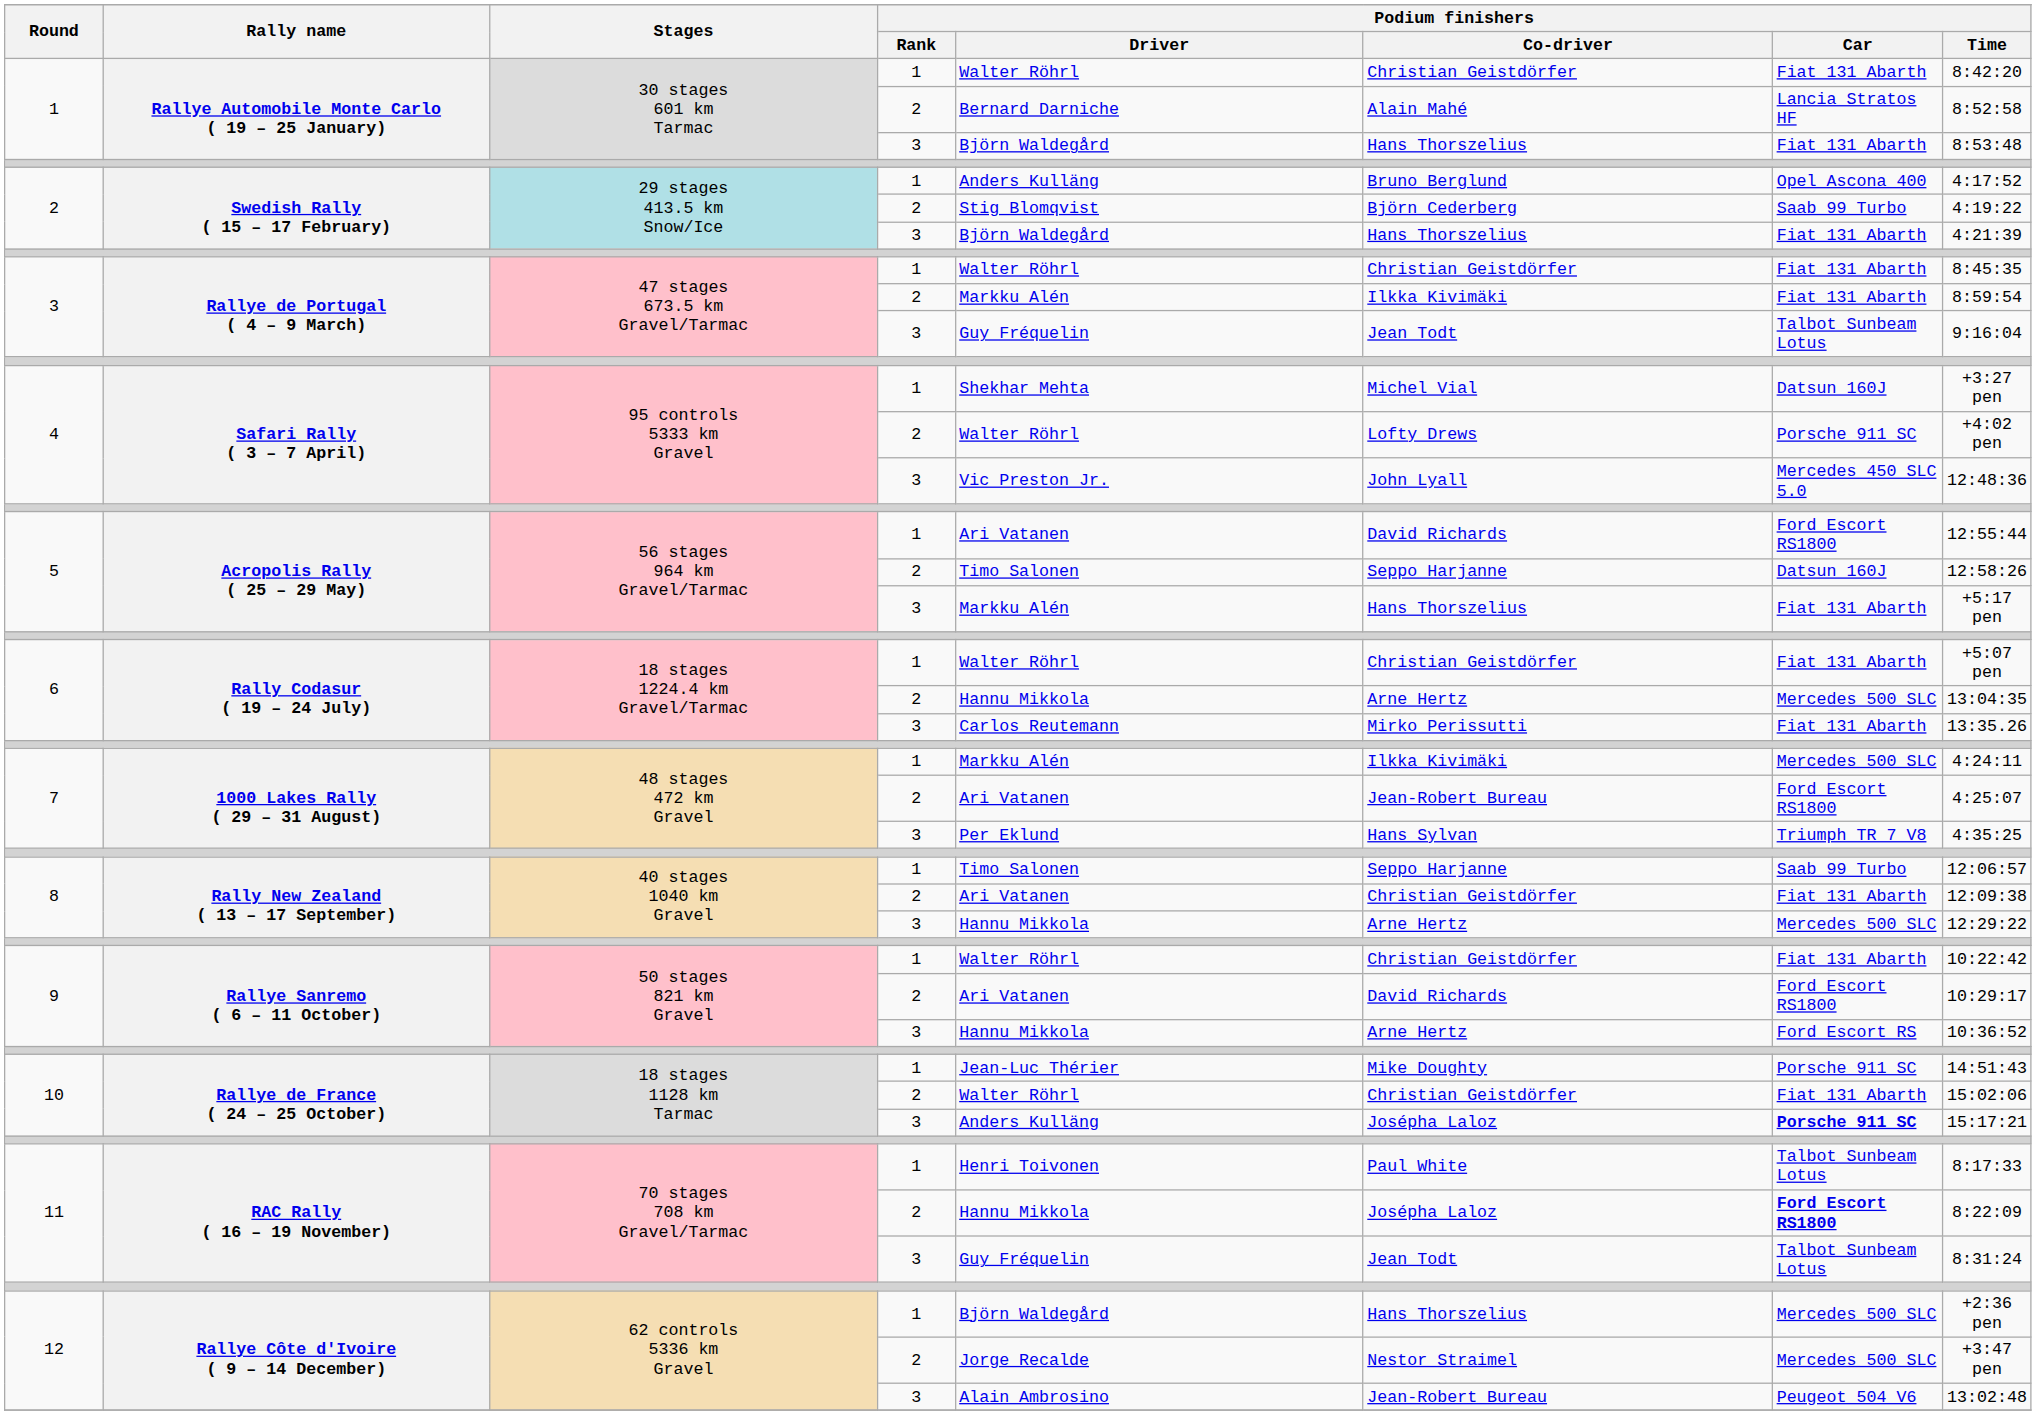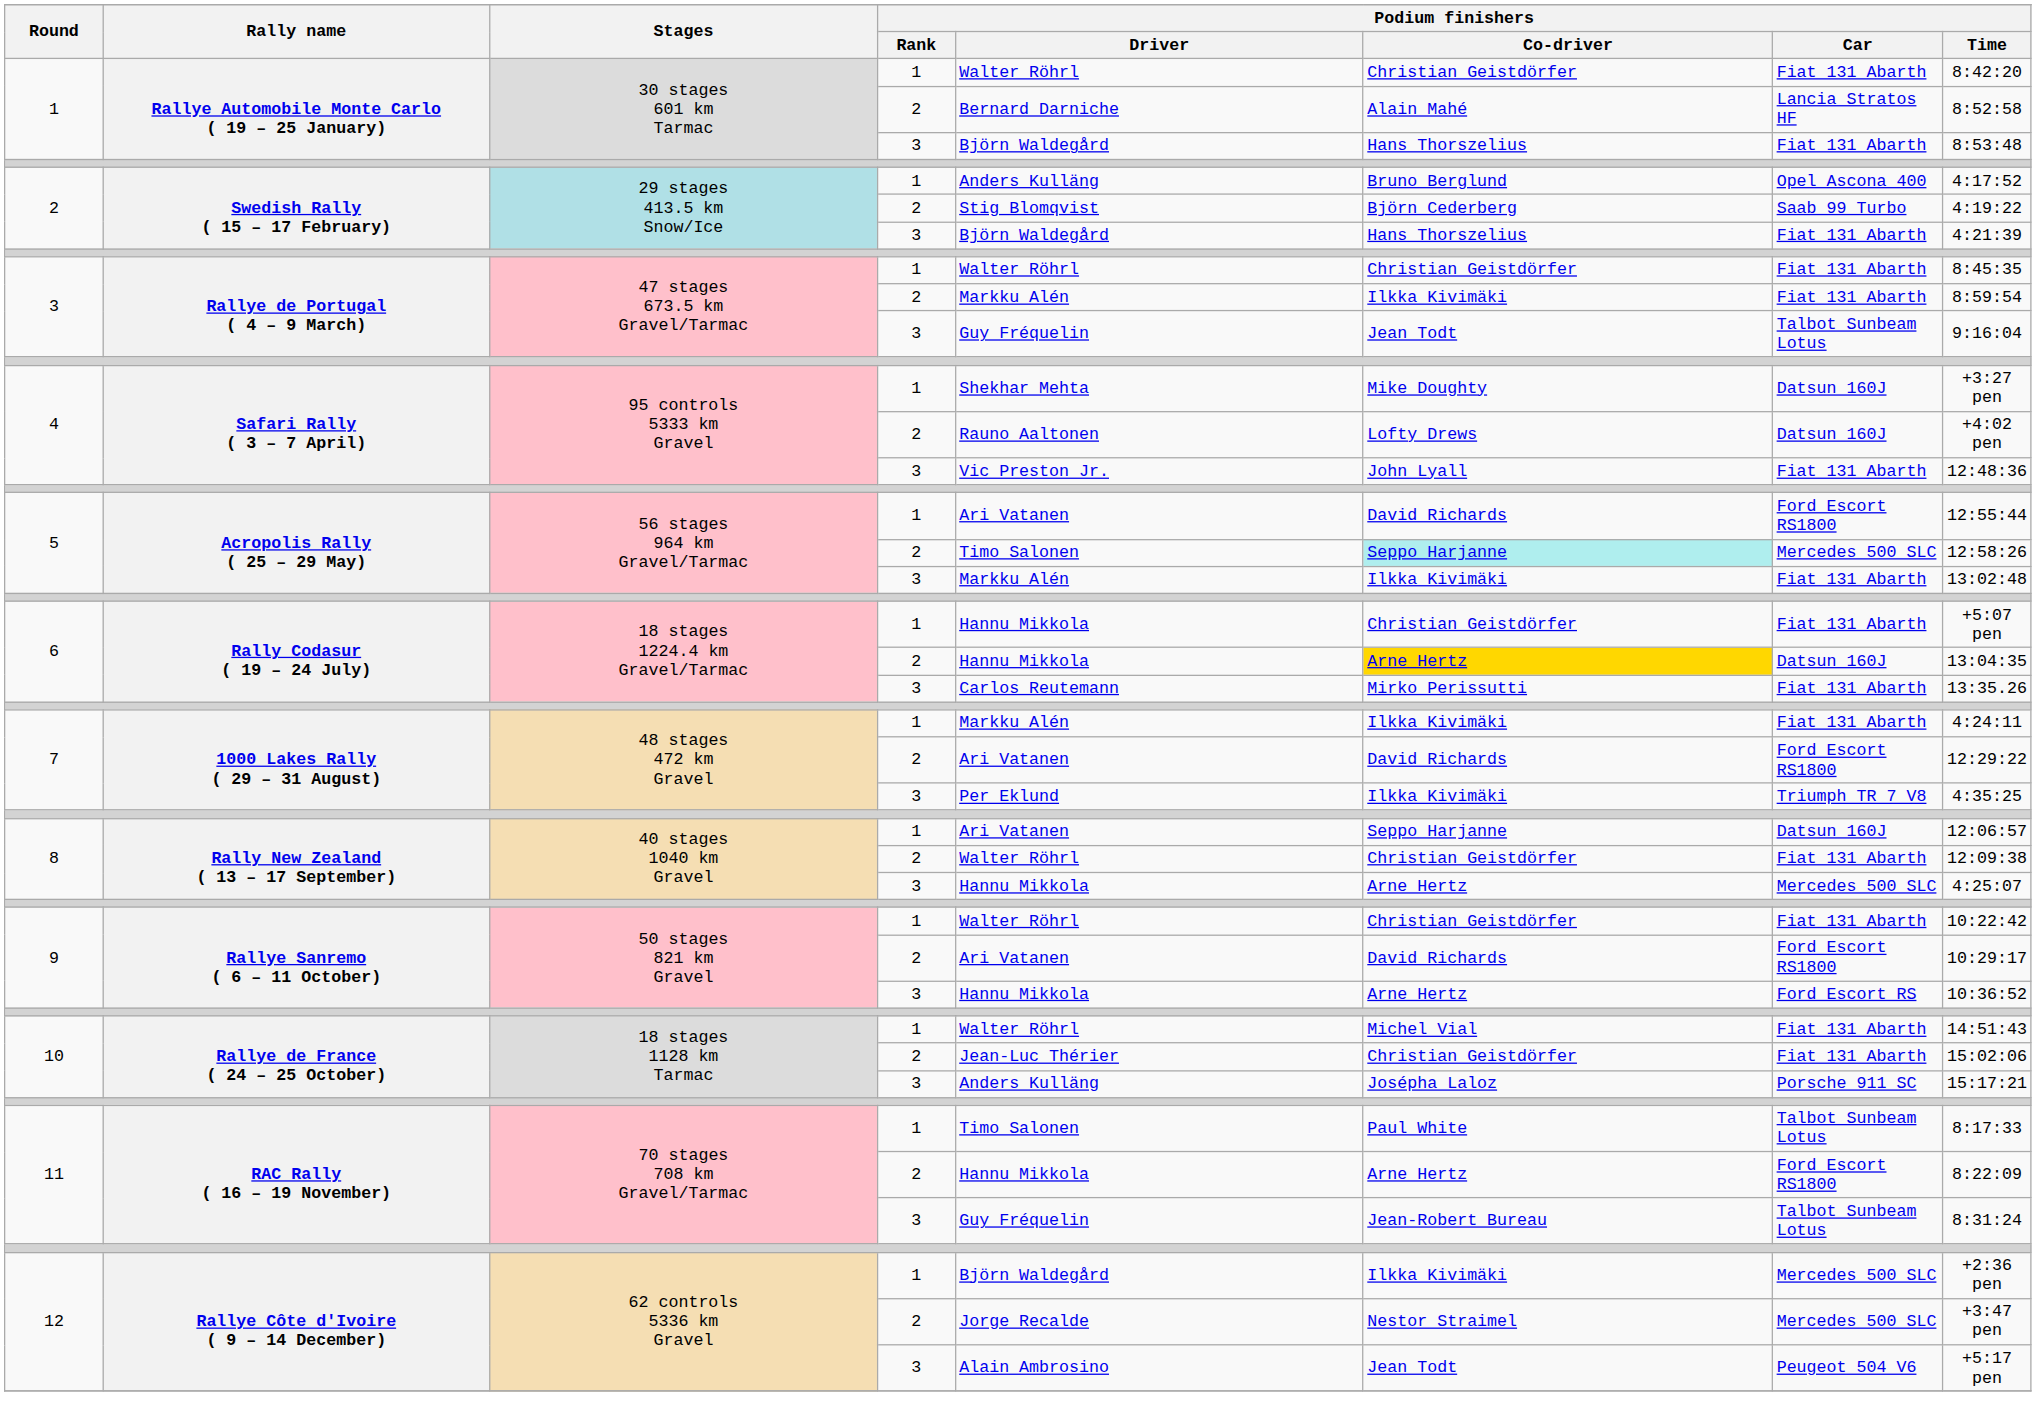(1422, 388) Michel Vial -> (1427, 388) Mike Doughty
(1019, 435) Walter Röhrl -> (1029, 435) Rauno Aaltonen
(1847, 435) Porsche 911 SC -> (1832, 435) Datsun 160J
(1857, 481) Mercedes 450 SLC 5.0 -> (1852, 471) Fiat 131 Abarth
(1437, 572) no background -> (1437, 553) paleturquoise background
(1832, 572) Datsun 160J -> (1857, 553) Mercedes 500 SLC
(1447, 609) Hans Thorszelius -> (1437, 580) Ilkka Kivimäki
(1987, 609) +5:17 pen -> (1987, 580) 13:02:48
(1019, 663) Walter Röhrl -> (1024, 624) Hannu Mikkola
(1417, 700) no background -> (1417, 661) gold background
(1857, 700) Mercedes 500 SLC -> (1832, 661) Datsun 160J
(1857, 762) Mercedes 500 SLC -> (1852, 723) Fiat 131 Abarth
(1457, 798) Jean-Robert Bureau -> (1437, 760) David Richards
(1987, 798) 4:25:07 -> (1987, 760) 12:29:22
(1422, 835) Hans Sylvan -> (1437, 797) Ilkka Kivimäki
(1019, 870) Timo Salonen -> (1014, 832) Ari Vatanen
(1842, 870) Saab 99 Turbo -> (1832, 832) Datsun 160J
(1014, 897) Ari Vatanen -> (1019, 859) Walter Röhrl
(1987, 924) 12:29:22 -> (1987, 886) 4:25:07
(1039, 1068) Jean-Luc Thérier -> (1019, 1030) Walter Röhrl
(1427, 1068) Mike Doughty -> (1422, 1030) Michel Vial
(1847, 1068) Porsche 911 SC -> (1852, 1030) Fiat 131 Abarth
(1019, 1095) Walter Röhrl -> (1039, 1057) Jean-Luc Thérier
(1847, 1122) bold -> (1847, 1084) normal
(1029, 1167) Henri Toivonen -> (1019, 1128) Timo Salonen
(1432, 1213) Josépha Laloz -> (1417, 1175) Arne Hertz
(1832, 1213) bold -> (1832, 1175) normal
(1412, 1259) Jean Todt -> (1457, 1221) Jean-Robert Bureau
(1447, 1314) Hans Thorszelius -> (1437, 1275) Ilkka Kivimäki
(1457, 1397) Jean-Robert Bureau -> (1412, 1368) Jean Todt
(1987, 1397) 13:02:48 -> (1987, 1368) +5:17 pen
